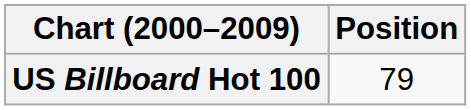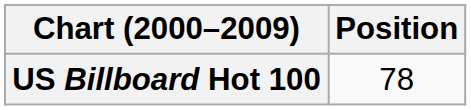(397, 78) 79 -> (397, 78) 78
